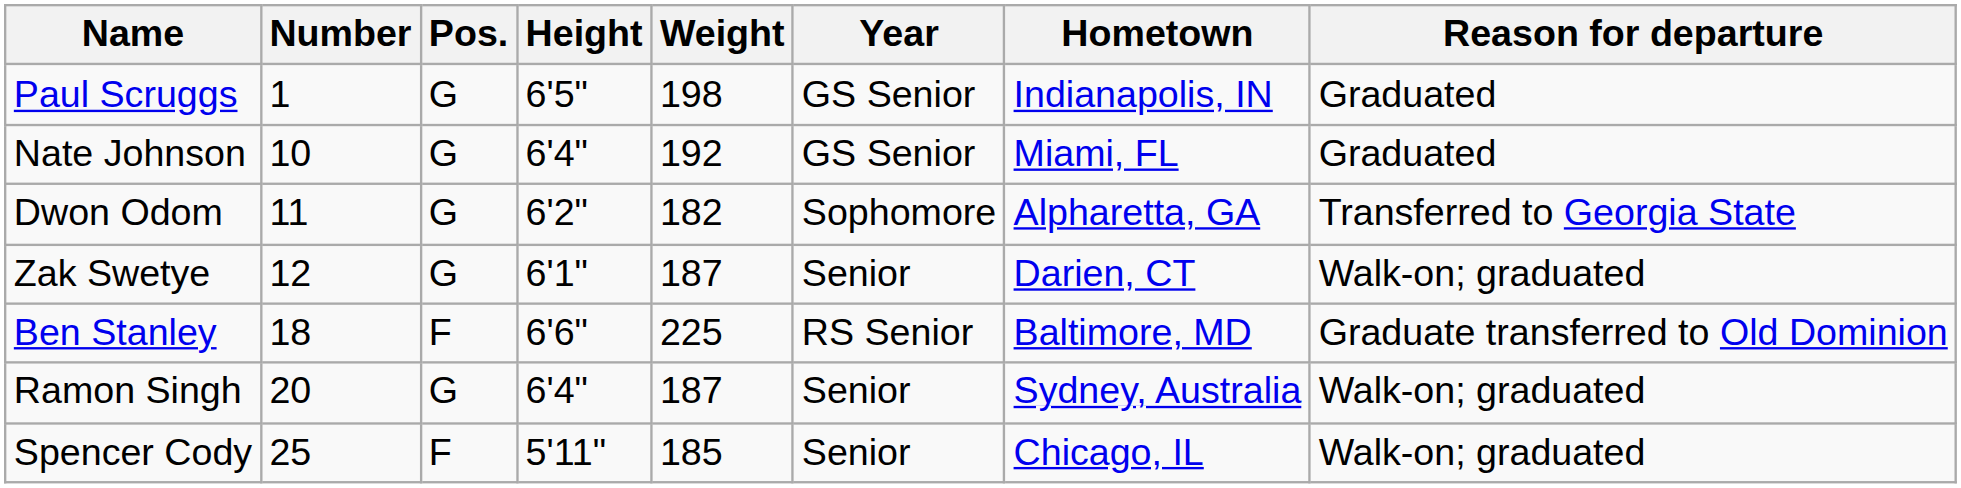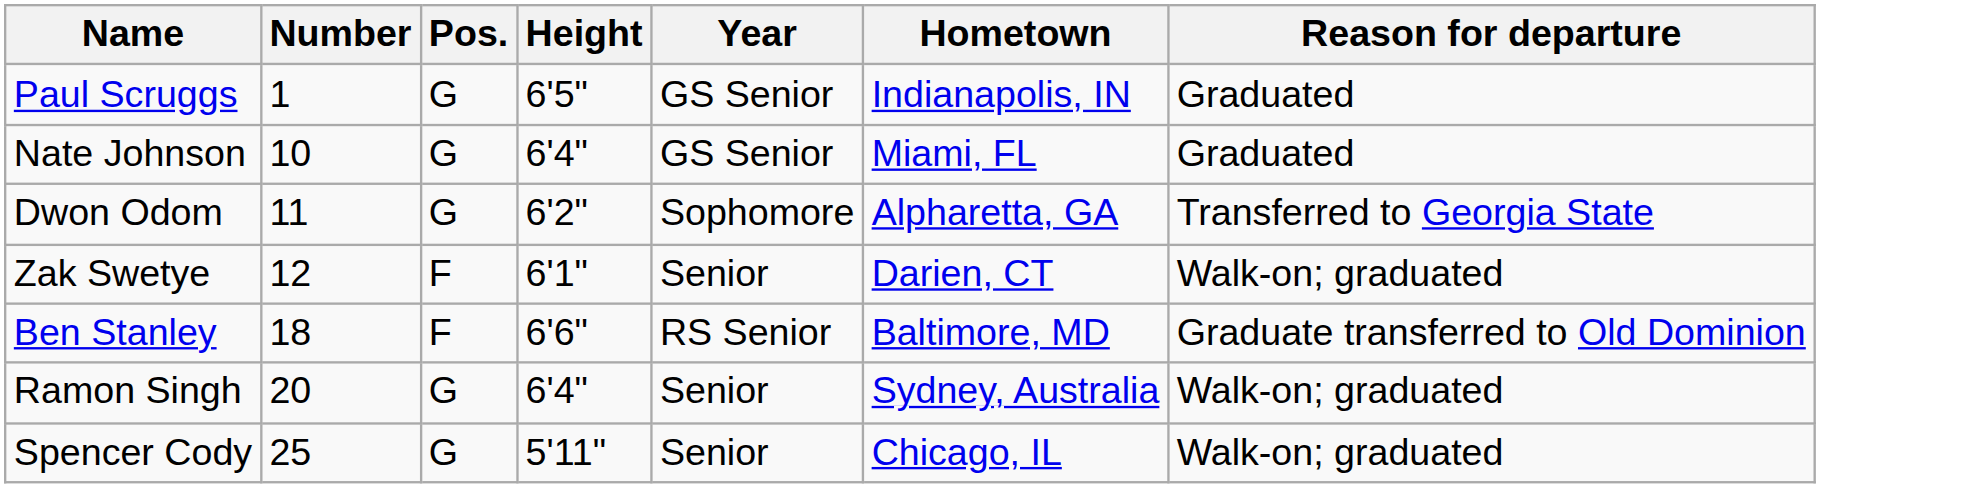- column: (722, 34)
(443, 272) G -> (440, 272) F
(440, 451) F -> (443, 451) G
